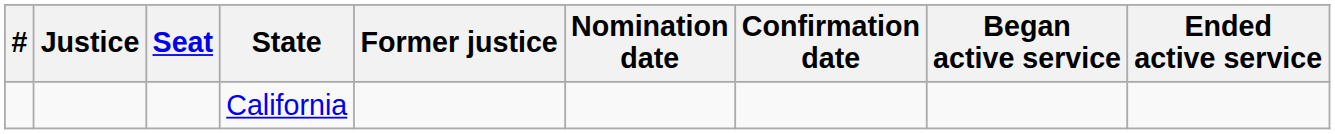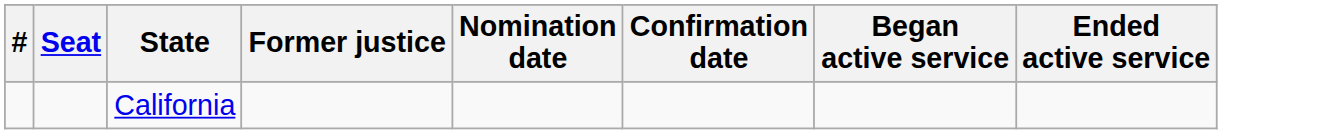- column: (90, 43)
